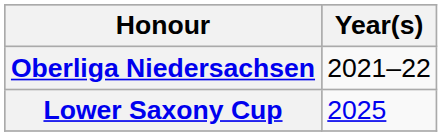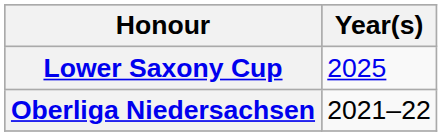rows swapped: (163, 67) <-> (163, 109)
